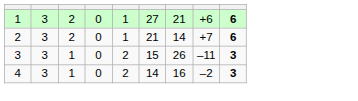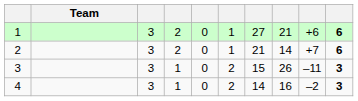+ column: (84, 13)
